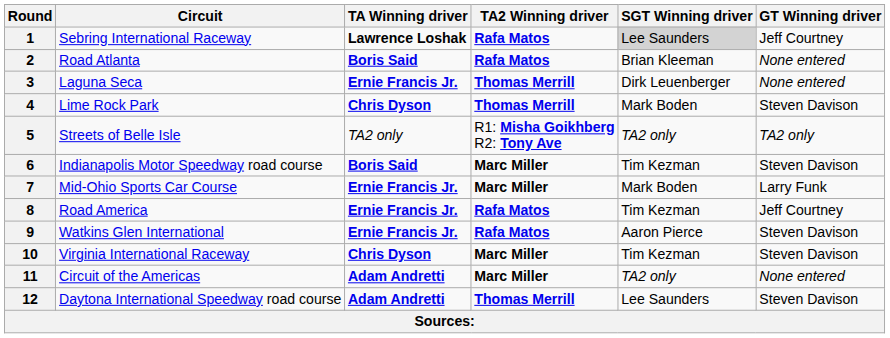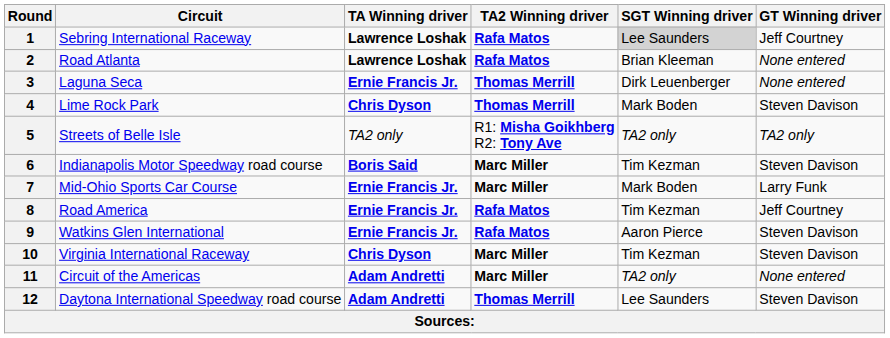(383, 61) Boris Said -> (407, 61) Lawrence Loshak
